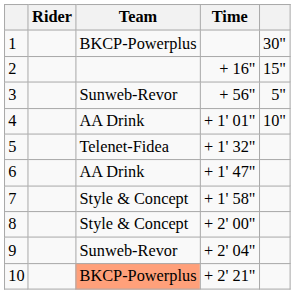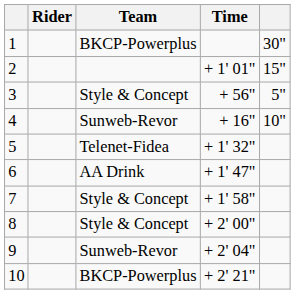(237, 69) + 16" -> (230, 69) + 1' 01"
(128, 95) Sunweb-Revor -> (134, 95) Style & Concept
(112, 120) AA Drink -> (128, 120) Sunweb-Revor
(230, 120) + 1' 01" -> (237, 120) + 16"
(138, 276) lightsalmon background -> (138, 276) no background
